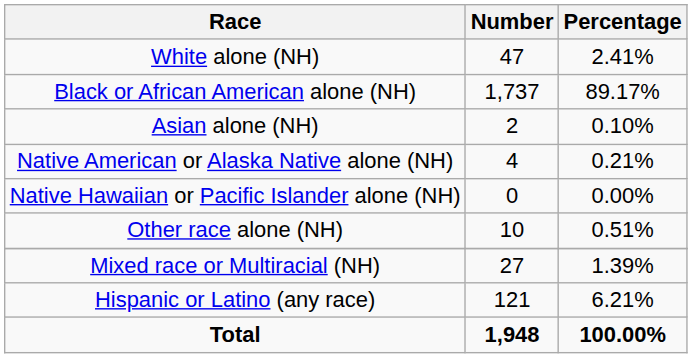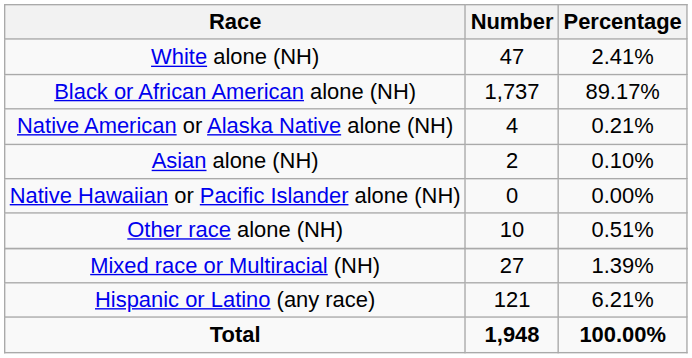rows swapped: (235, 160) <-> (235, 126)
